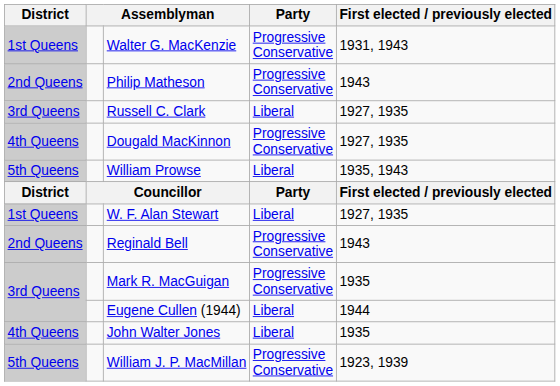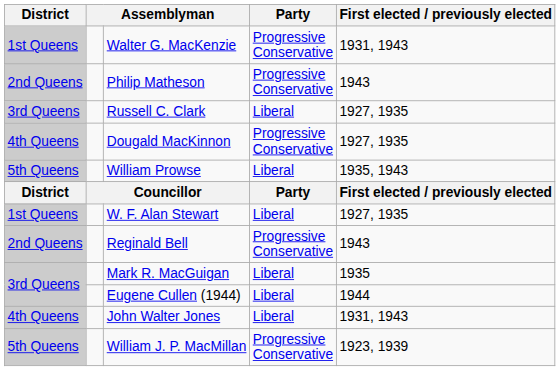(293, 281) Progressive Conservative -> (273, 273) Liberal
(355, 332) 1935 -> (374, 317) 1931, 1943
